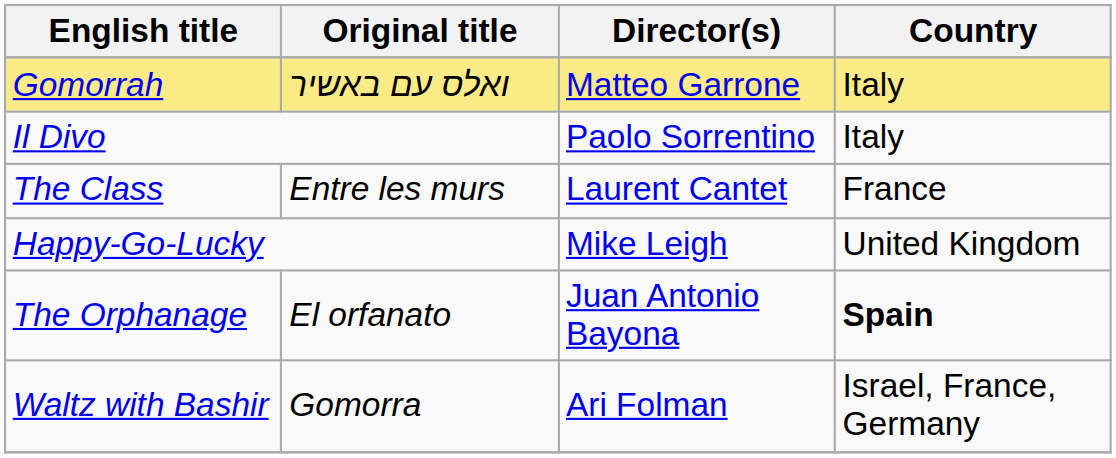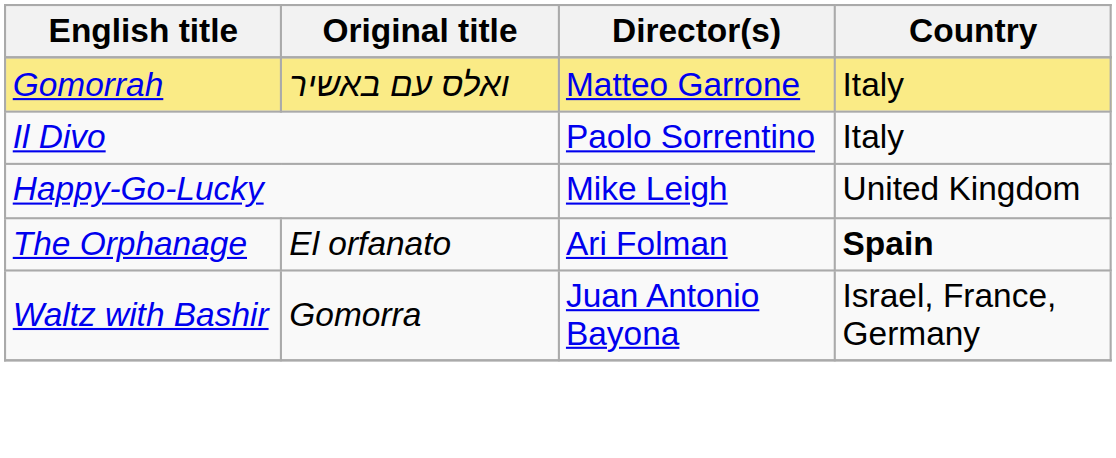- row: (88, 190)
(663, 314) Juan Antonio Bayona -> (647, 243) Ari Folman
(647, 405) Ari Folman -> (663, 314) Juan Antonio Bayona
